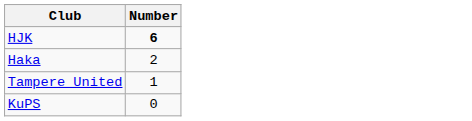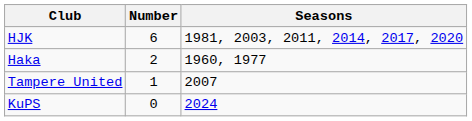+ column: (324, 16)
(154, 38) bold -> (154, 38) normal
